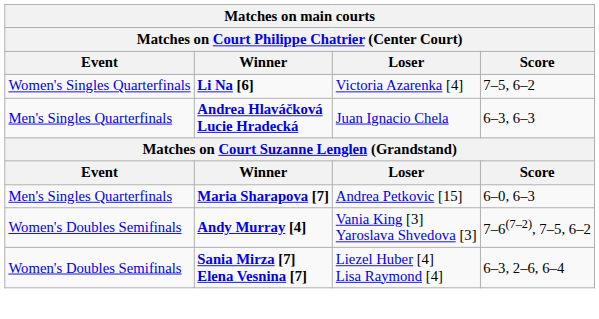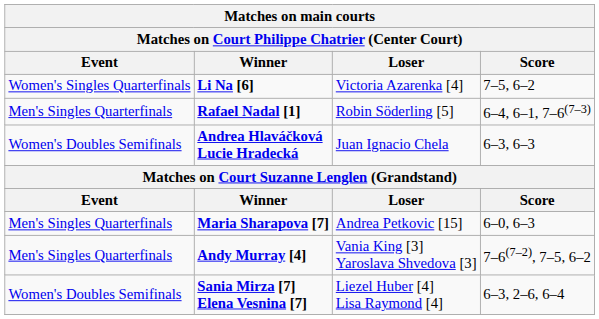+ row: (249, 111)
(90, 117) Men's Singles Quarterfinals -> (95, 145) Women's Doubles Semifinals
(95, 227) Women's Doubles Semifinals -> (90, 255) Men's Singles Quarterfinals
